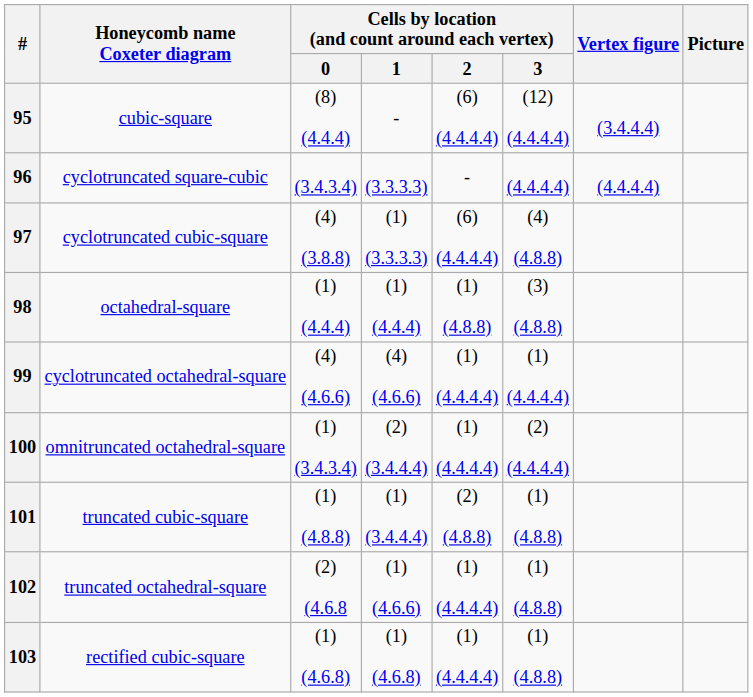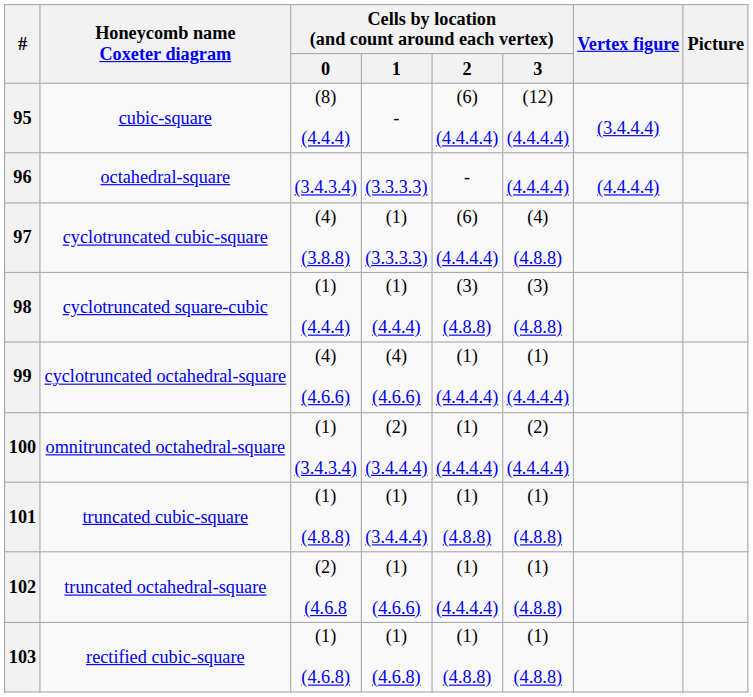(165, 177) cyclotruncated square-cubic -> (165, 177) octahedral-square
(165, 307) octahedral-square -> (165, 307) cyclotruncated square-cubic
(467, 307) (1) (4.8.8) -> (467, 307) (3) (4.8.8)
(467, 517) (2) (4.8.8) -> (467, 517) (1) (4.8.8)
(467, 657) (1) (4.4.4.4) -> (467, 657) (1) (4.8.8)
